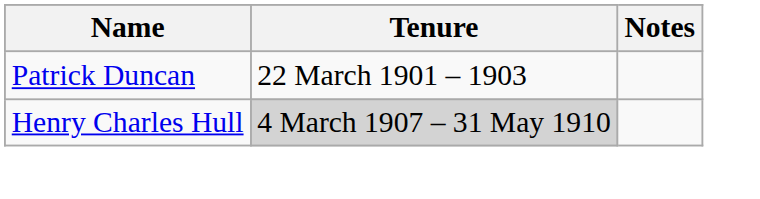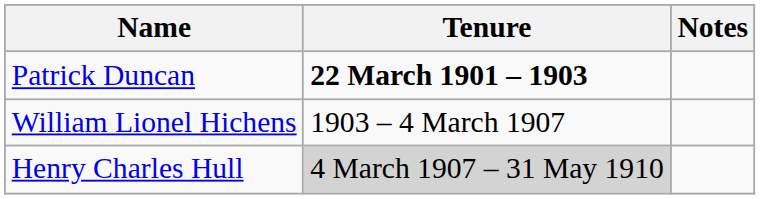(392, 74) normal -> (449, 74) bold
+ row: (154, 121)
